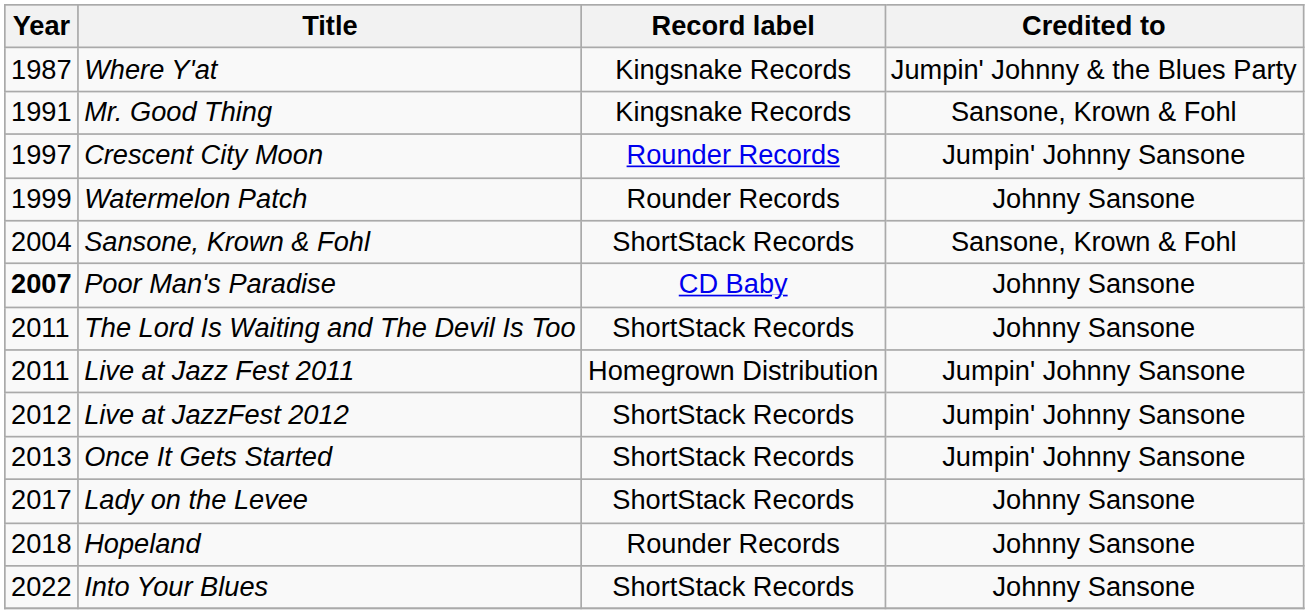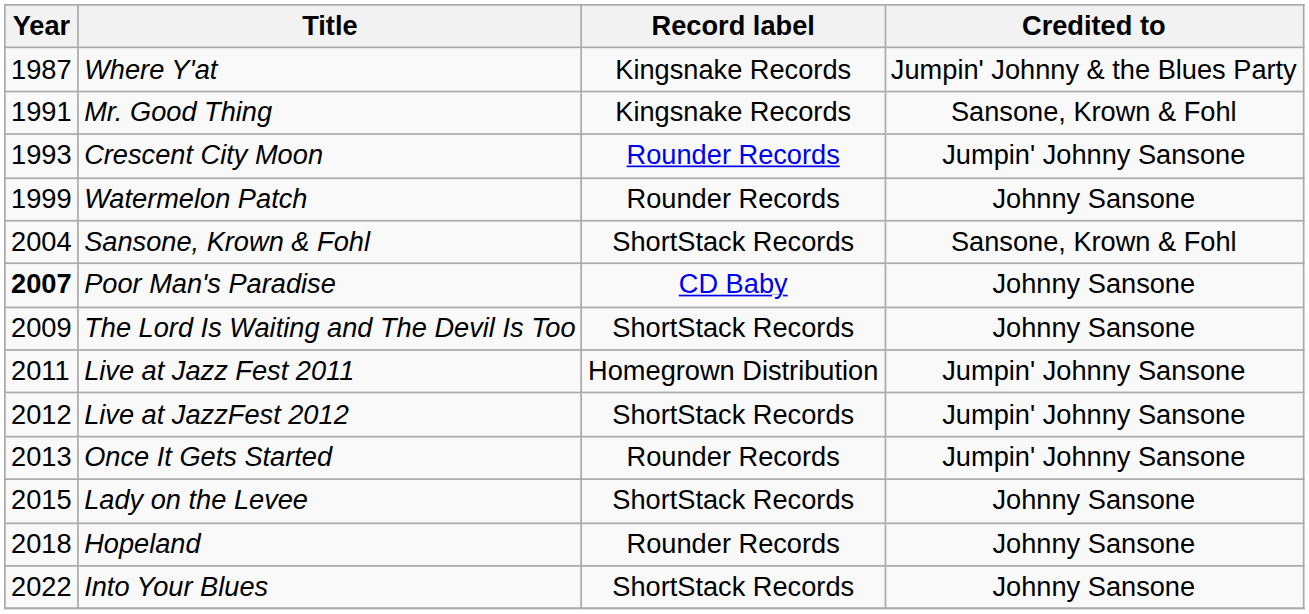(41, 155) 1997 -> (41, 155) 1993
(40, 328) 2011 -> (41, 328) 2009
(733, 457) ShortStack Records -> (733, 457) Rounder Records
(41, 500) 2017 -> (41, 500) 2015
